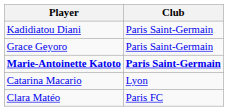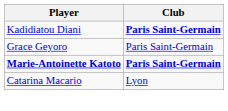(169, 30) normal -> (173, 30) bold
- row: (33, 98)
